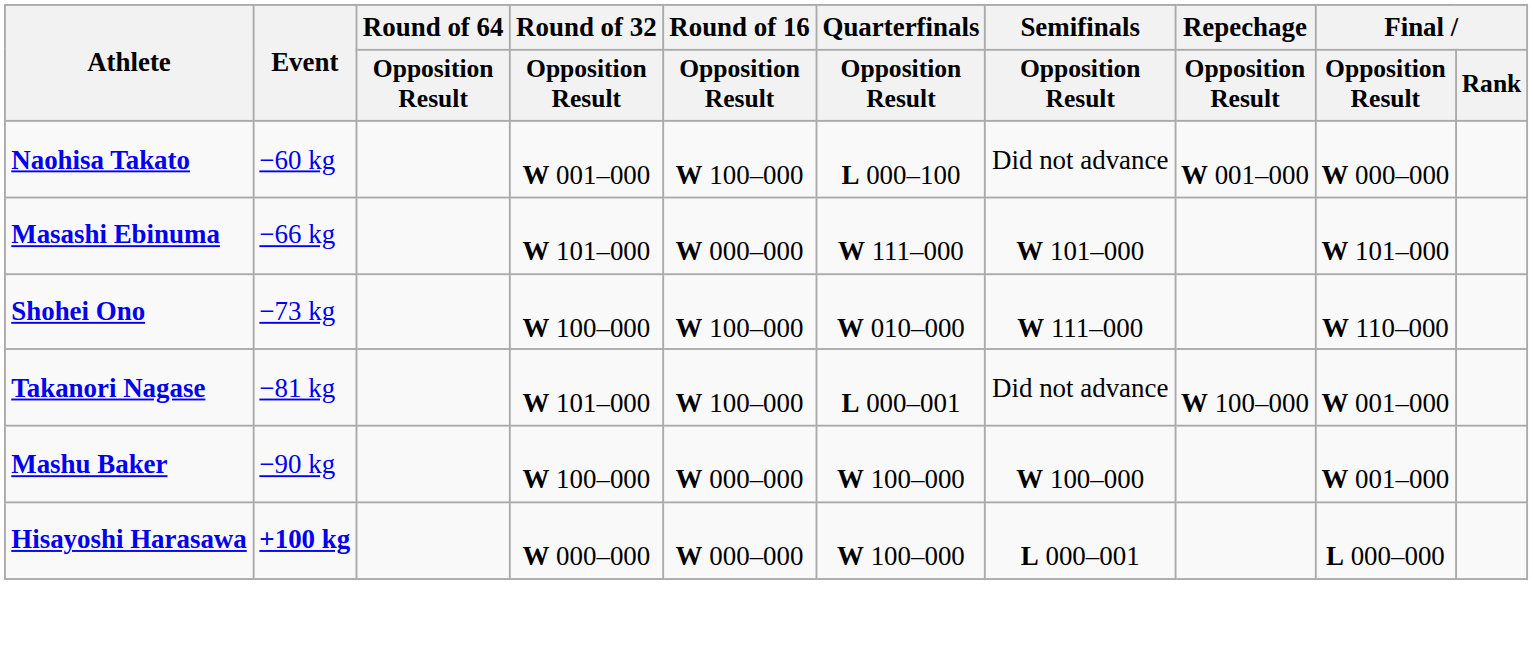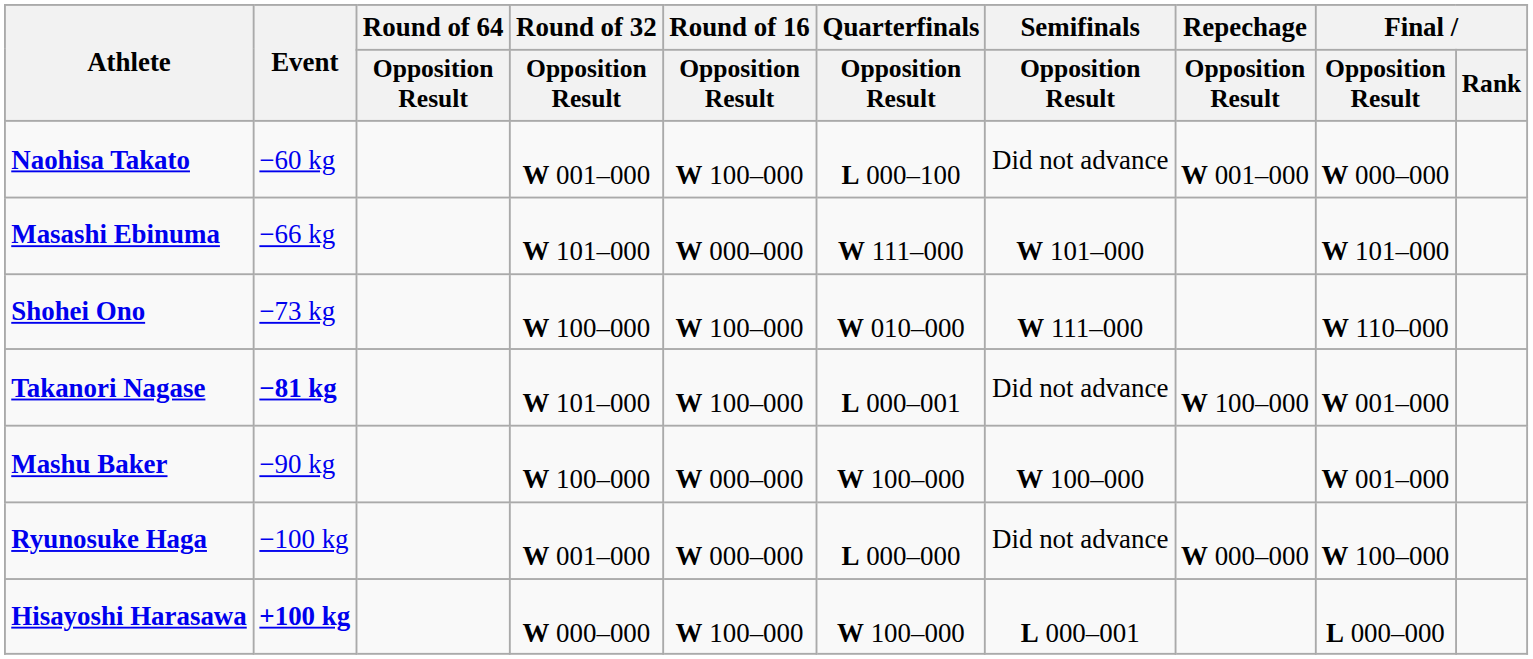(297, 387) normal -> (298, 387) bold
+ row: (109, 540)
(740, 556) W 000–000 -> (740, 632) W 100–000
